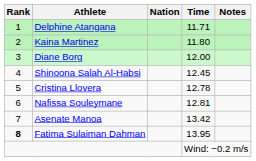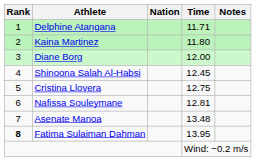(198, 88) 12.78 -> (198, 88) 12.75
(198, 118) 13.42 -> (198, 118) 13.48
